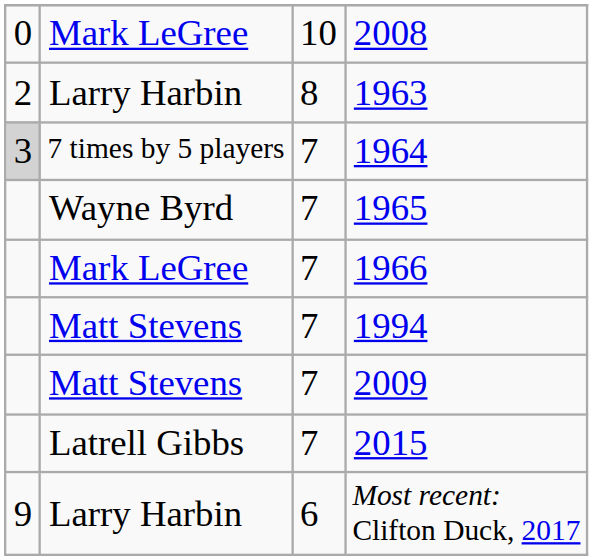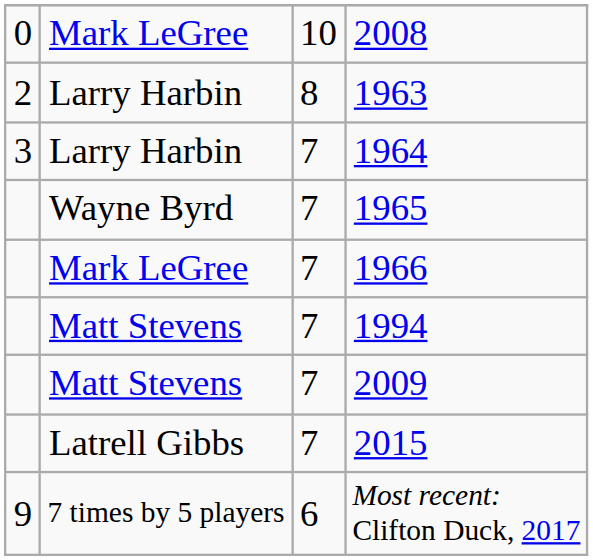(23, 150) lightgrey background -> (23, 150) no background
(166, 150) 7 times by 5 players -> (146, 150) Larry Harbin
(146, 512) Larry Harbin -> (166, 512) 7 times by 5 players
